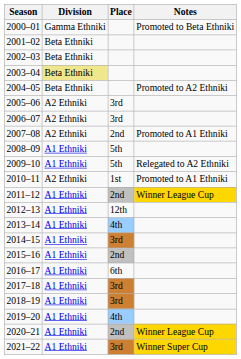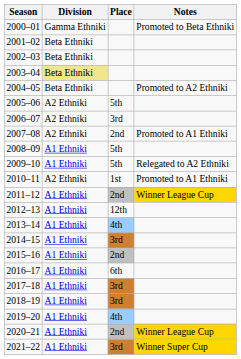(116, 103) 3rd -> (116, 103) 5th
